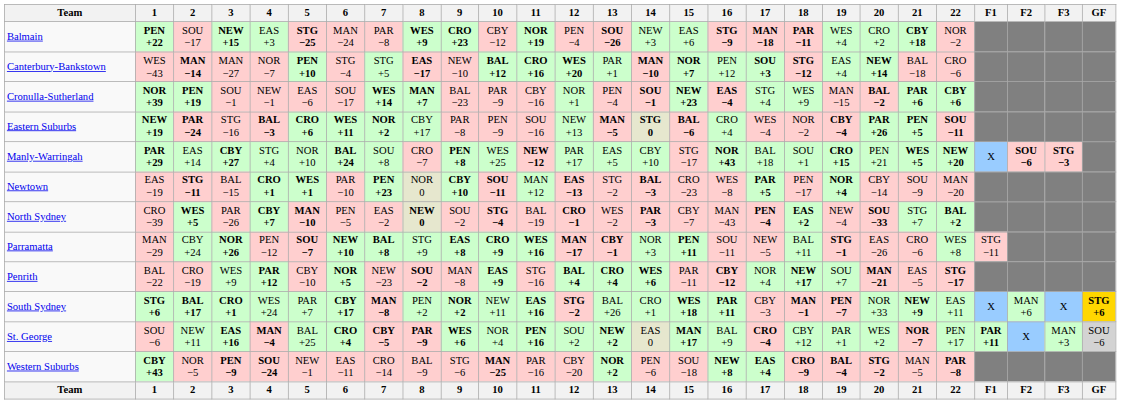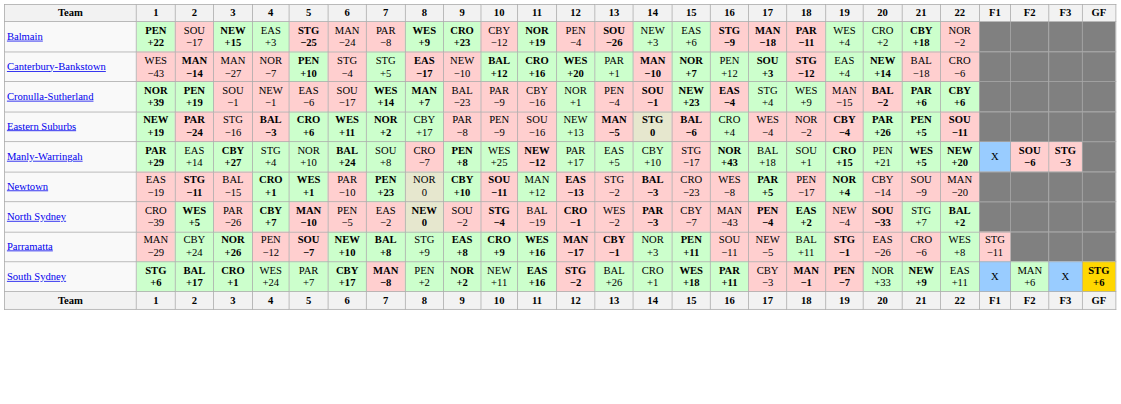- row: (22, 276)
- row: (29, 336)
- row: (43, 366)
